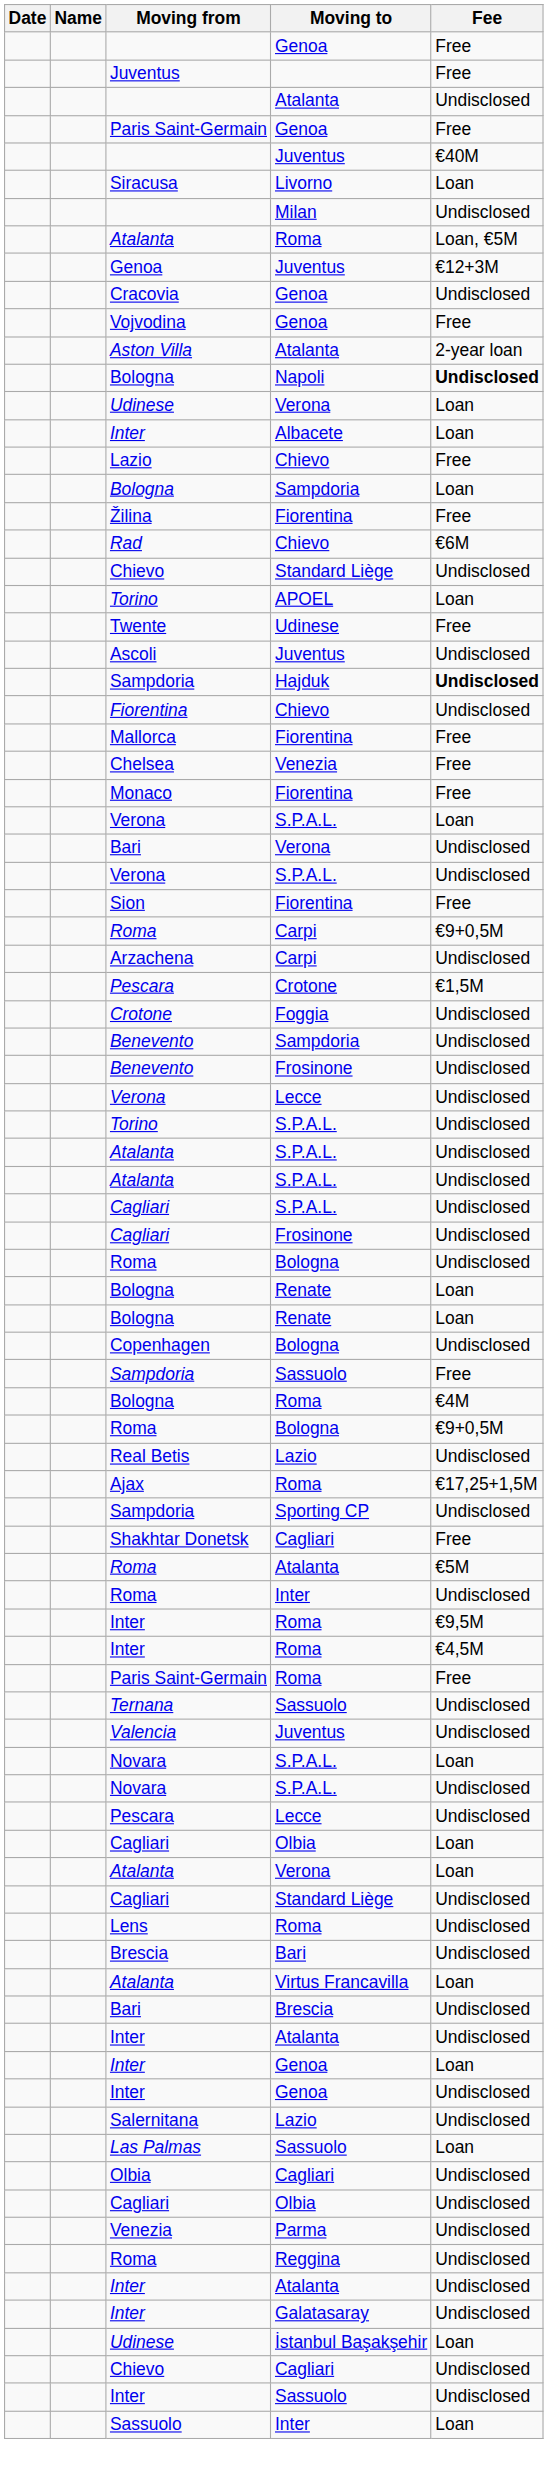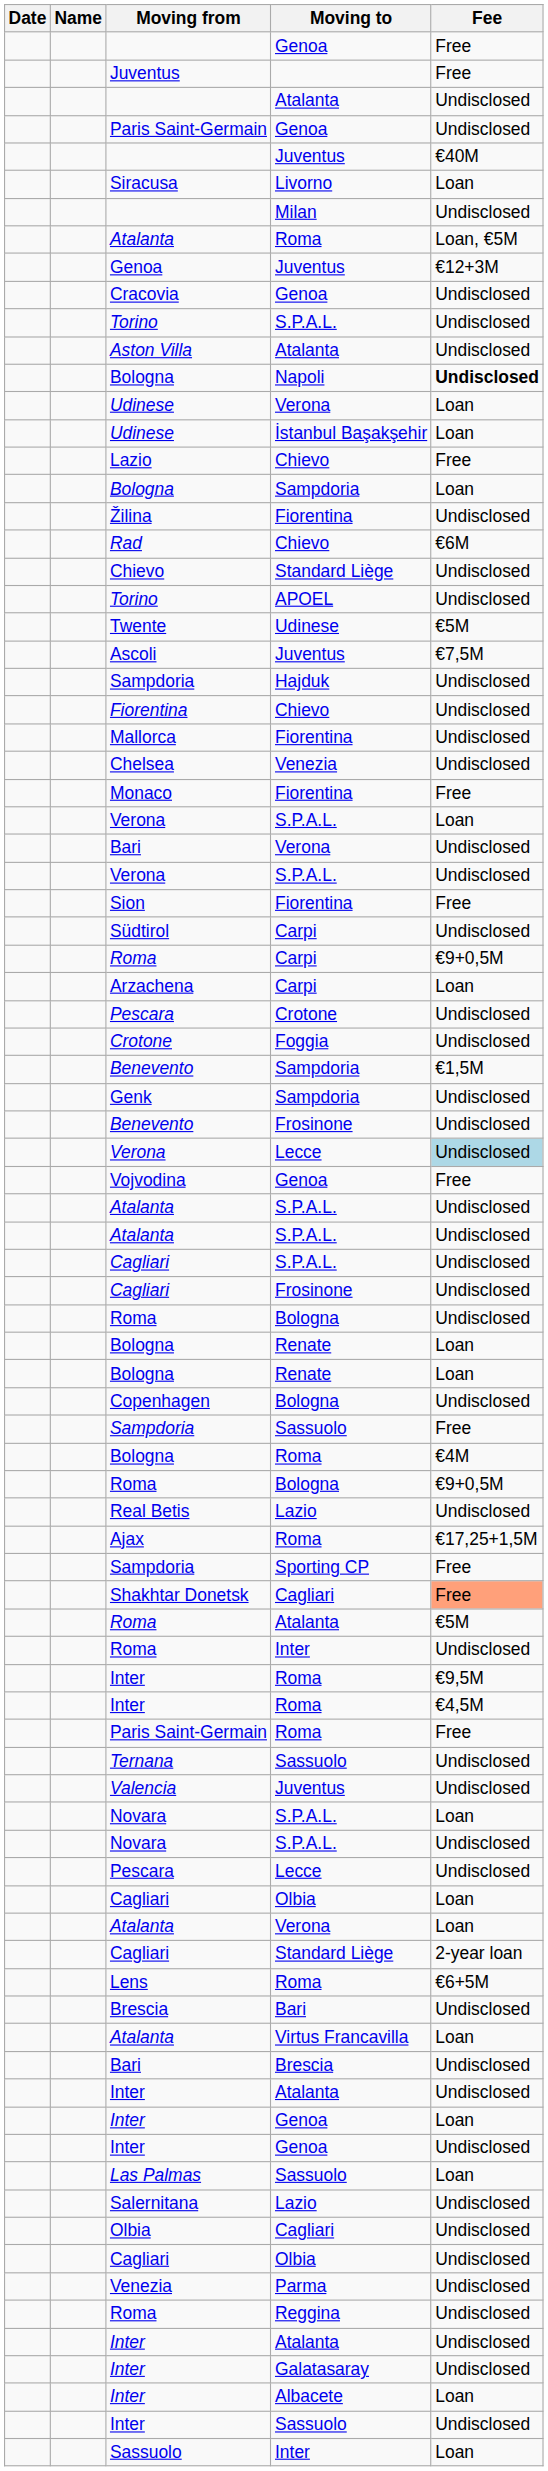(453, 128) Free -> (483, 128) Undisclosed
rows swapped: (148, 322) <-> (134, 1124)
(479, 350) 2-year loan -> (483, 350) Undisclosed
rows swapped: (142, 2341) <-> (127, 433)
(453, 516) Free -> (483, 516) Undisclosed
(455, 599) Loan -> (483, 599) Undisclosed
(453, 626) Free -> (452, 626) €5M
(483, 654) Undisclosed -> (459, 654) €7,5M
(487, 682) bold -> (483, 682) normal
(453, 737) Free -> (483, 737) Undisclosed
(453, 765) Free -> (483, 765) Undisclosed
+ row: (140, 931)
(483, 958) Undisclosed -> (455, 986) Loan
(459, 986) €1,5M -> (483, 1014) Undisclosed
(483, 1041) Undisclosed -> (459, 1069) €1,5M
+ row: (131, 1097)
(483, 1097) no background -> (483, 1152) lightblue background
(483, 1511) Undisclosed -> (453, 1567) Free
(453, 1539) no background -> (453, 1594) lightsalmon background
(483, 1899) Undisclosed -> (479, 1954) 2-year loan
(483, 1926) Undisclosed -> (462, 1982) €6+5M
rows swapped: (154, 2120) <-> (156, 2148)
- row: (137, 2369)
